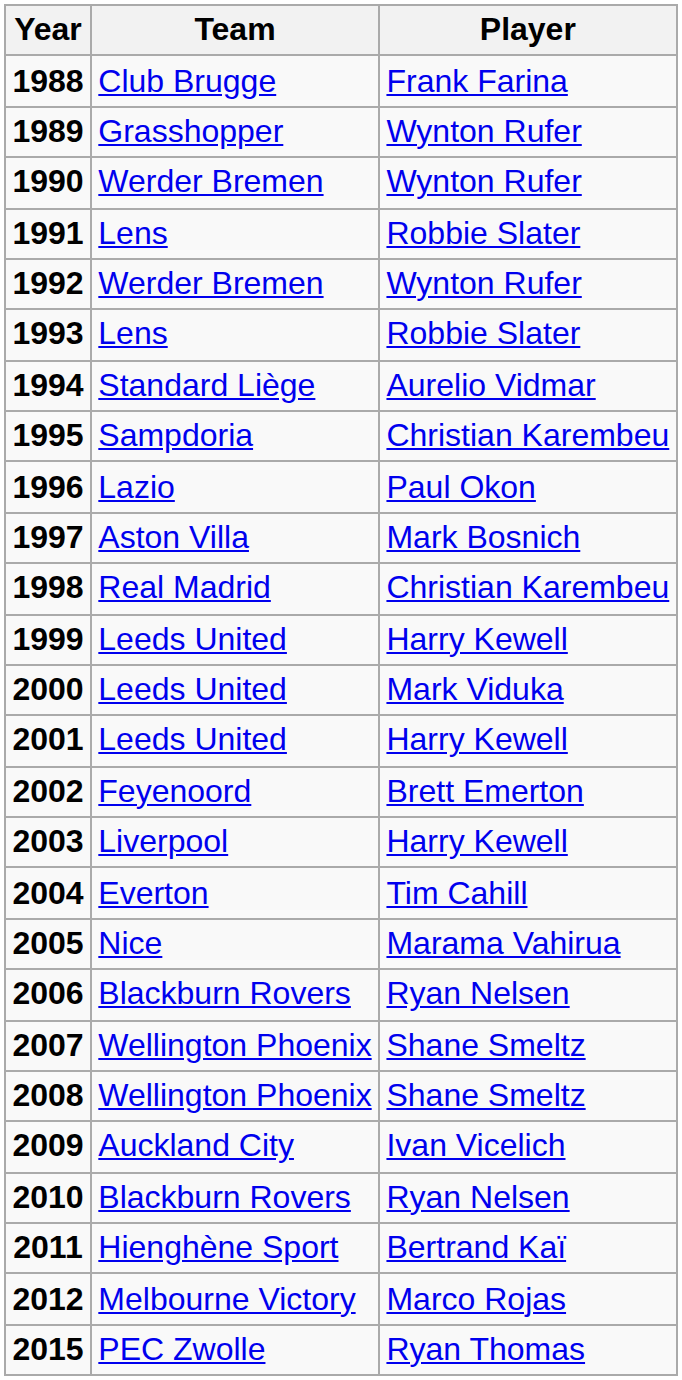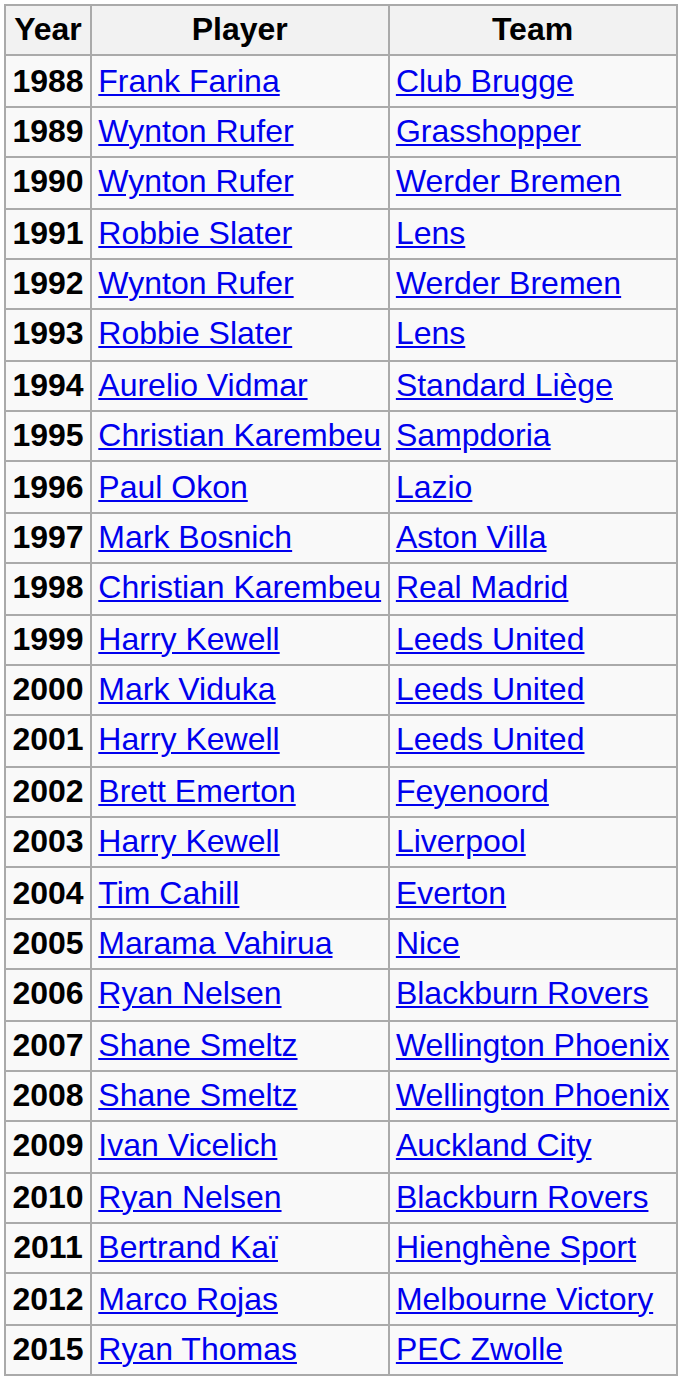columns swapped: (528, 29) <-> (235, 29)
